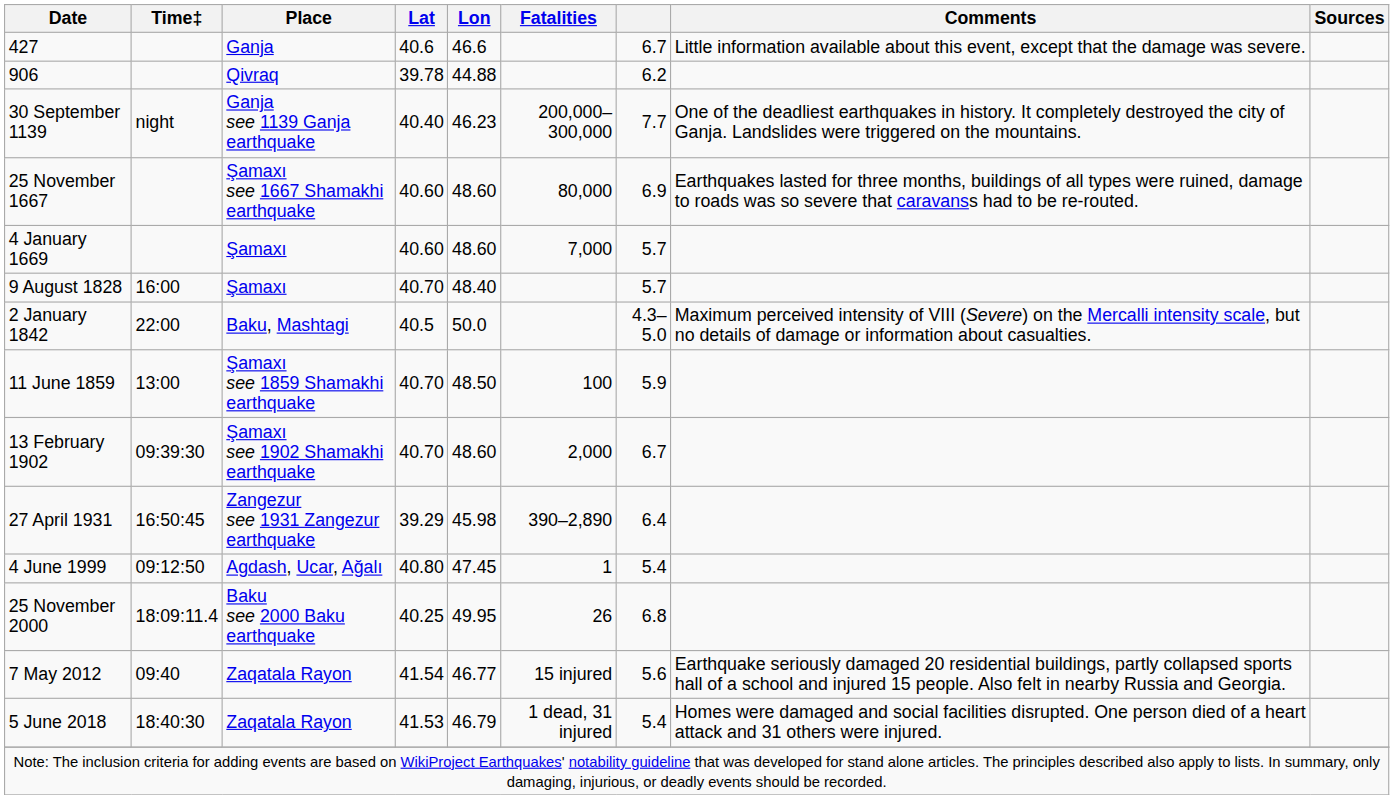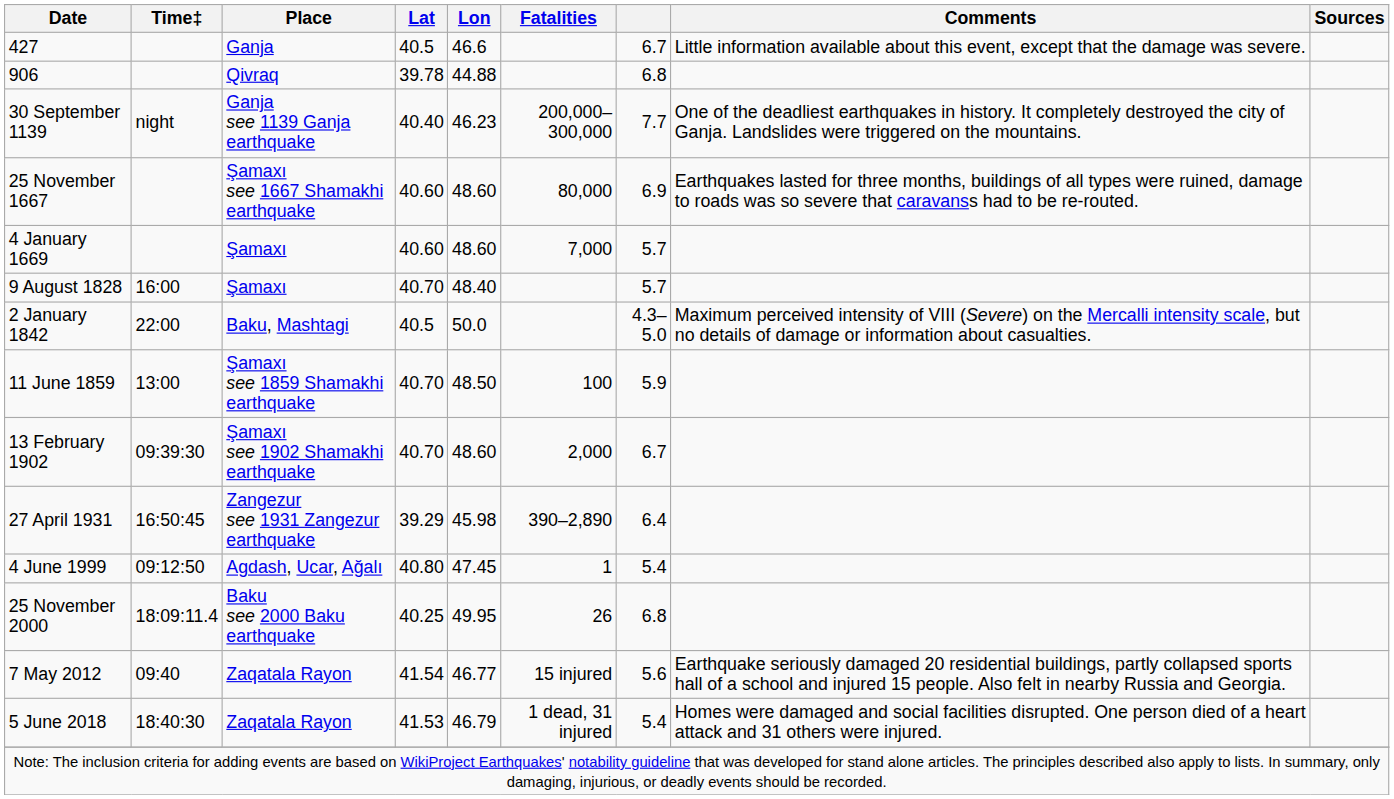(417, 46) 40.6 -> (417, 46) 40.5
(654, 74) 6.2 -> (654, 74) 6.8
